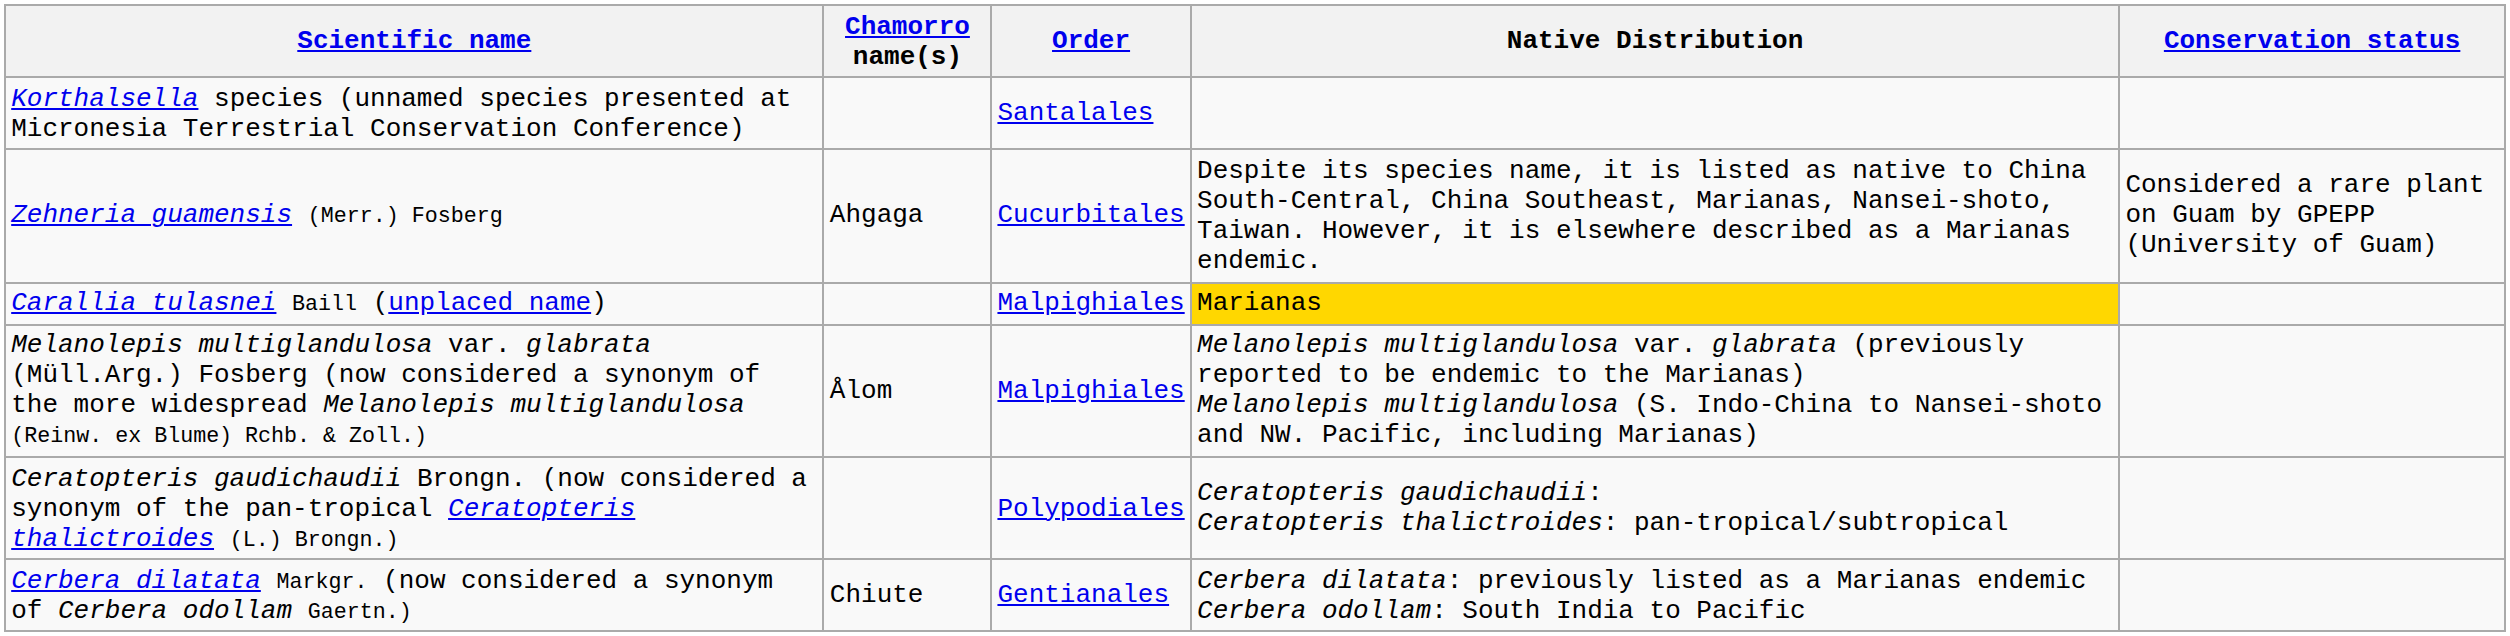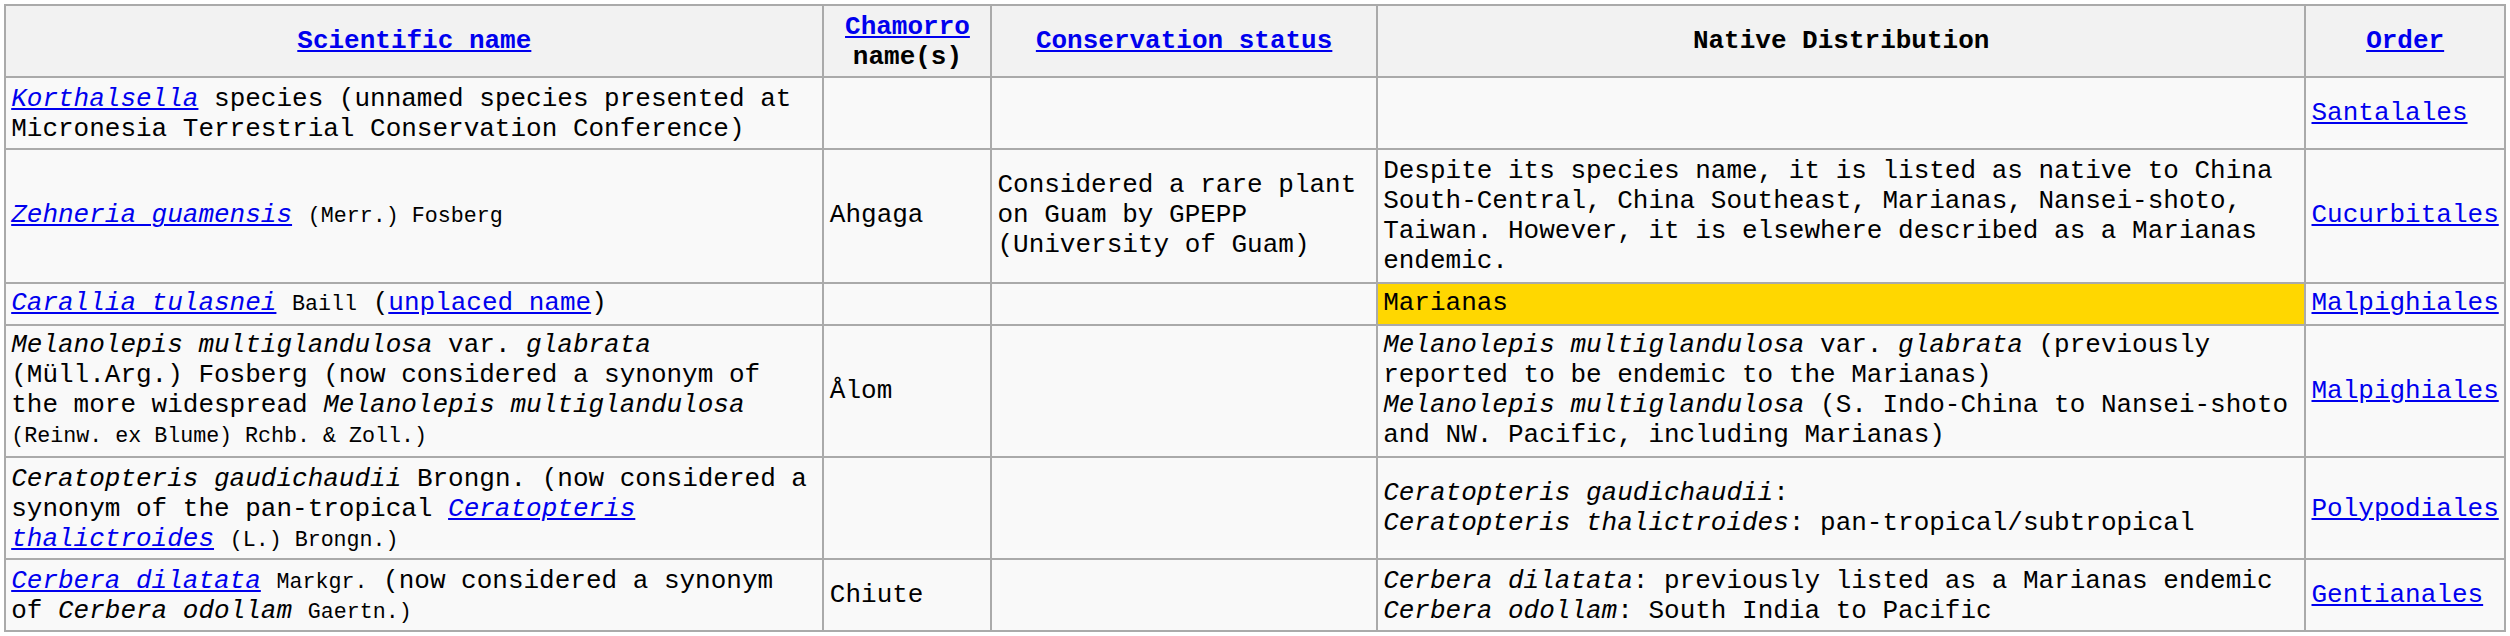columns swapped: (1091, 41) <-> (2312, 41)
